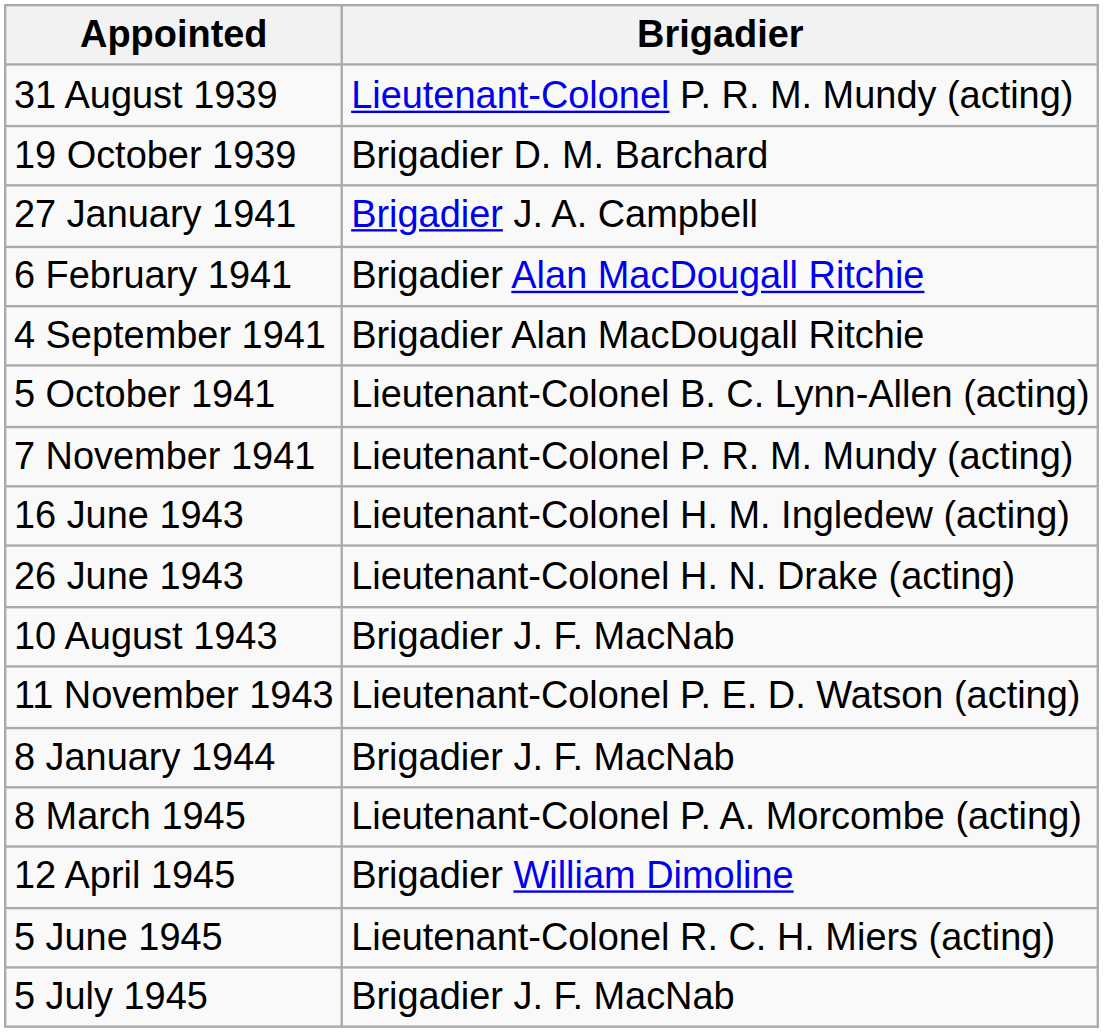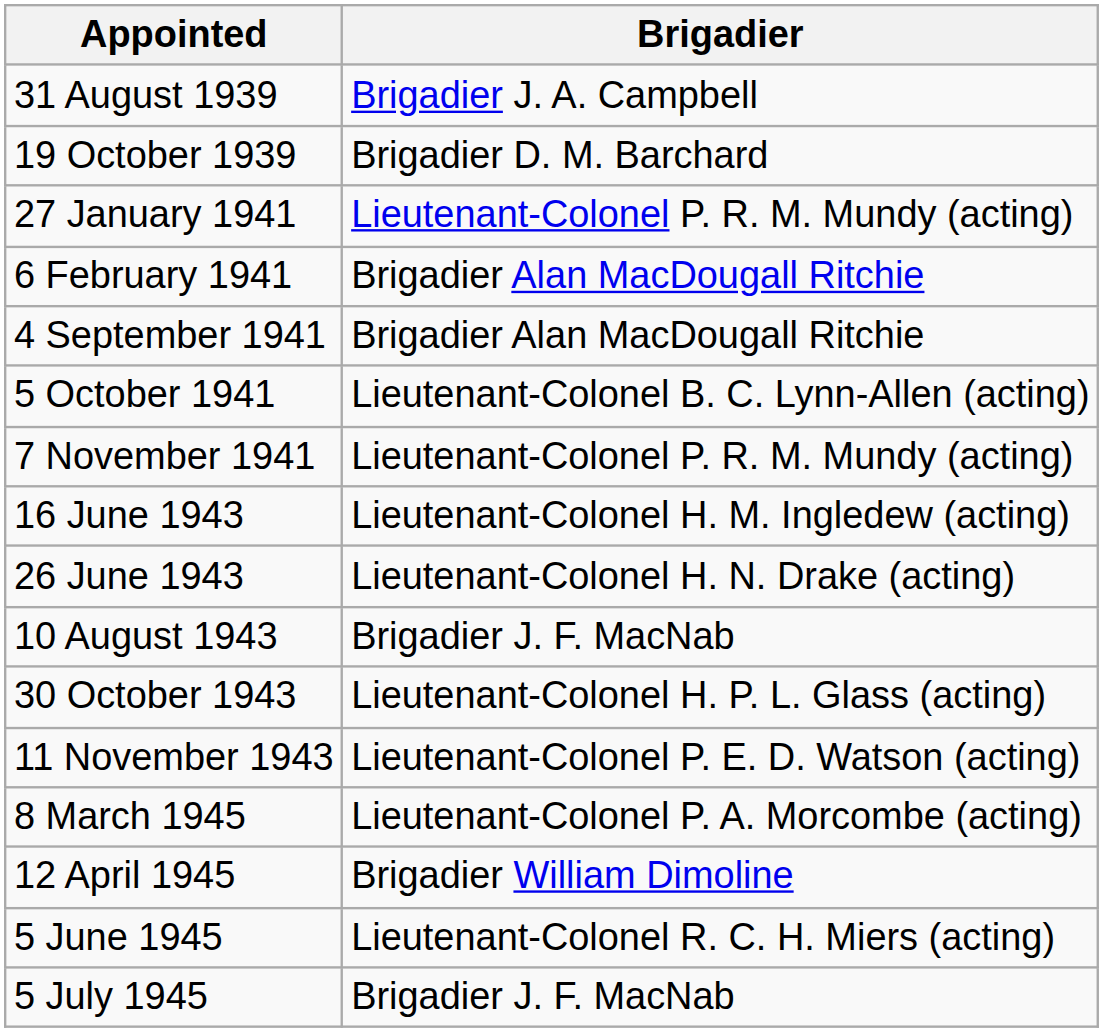(712, 94) Lieutenant-Colonel P. R. M. Mundy (acting) -> (555, 94) Brigadier J. A. Campbell
(555, 214) Brigadier J. A. Campbell -> (712, 214) Lieutenant-Colonel P. R. M. Mundy (acting)
+ row: (155, 696)
- row: (145, 756)
